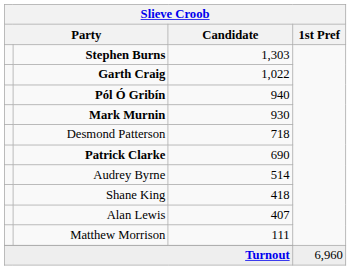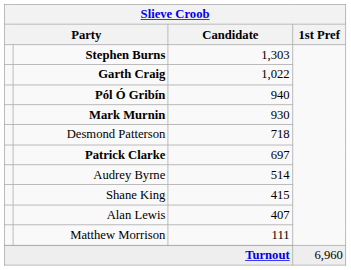(280, 154) 690 -> (280, 154) 697
(280, 194) 418 -> (280, 194) 415
